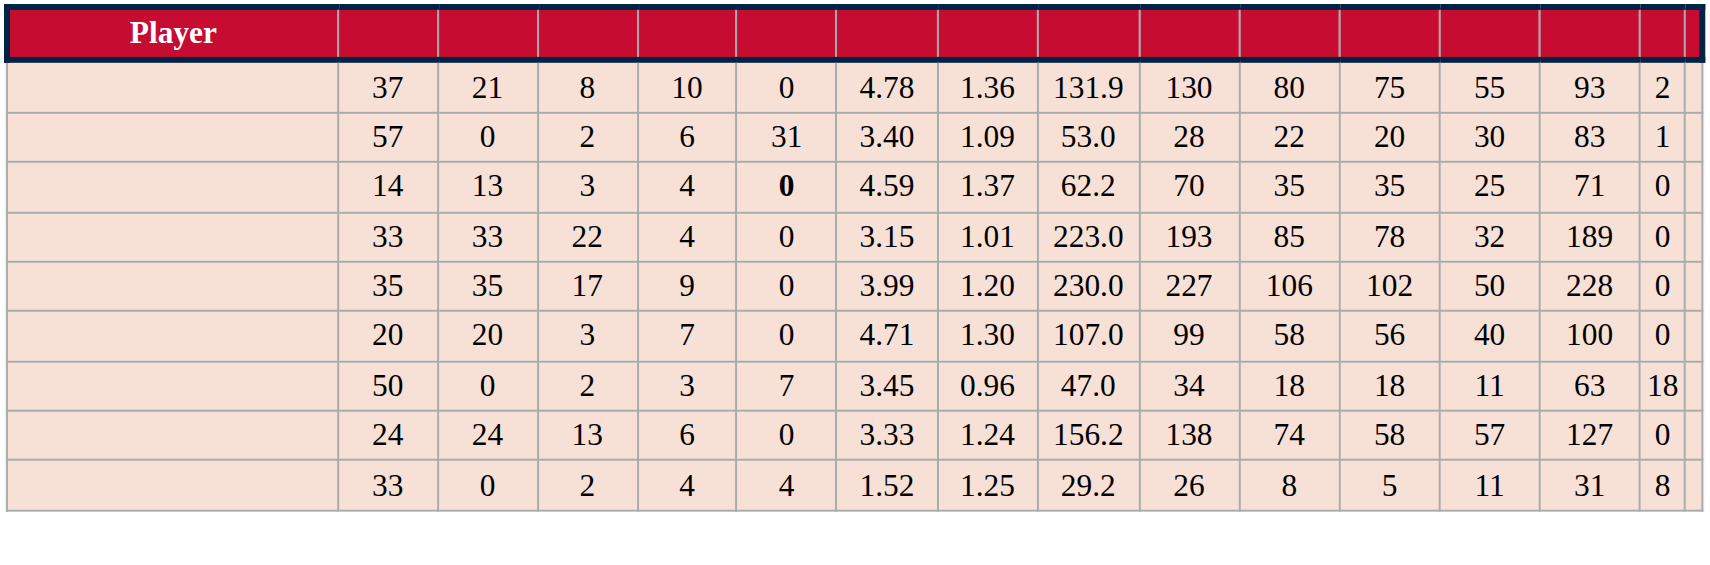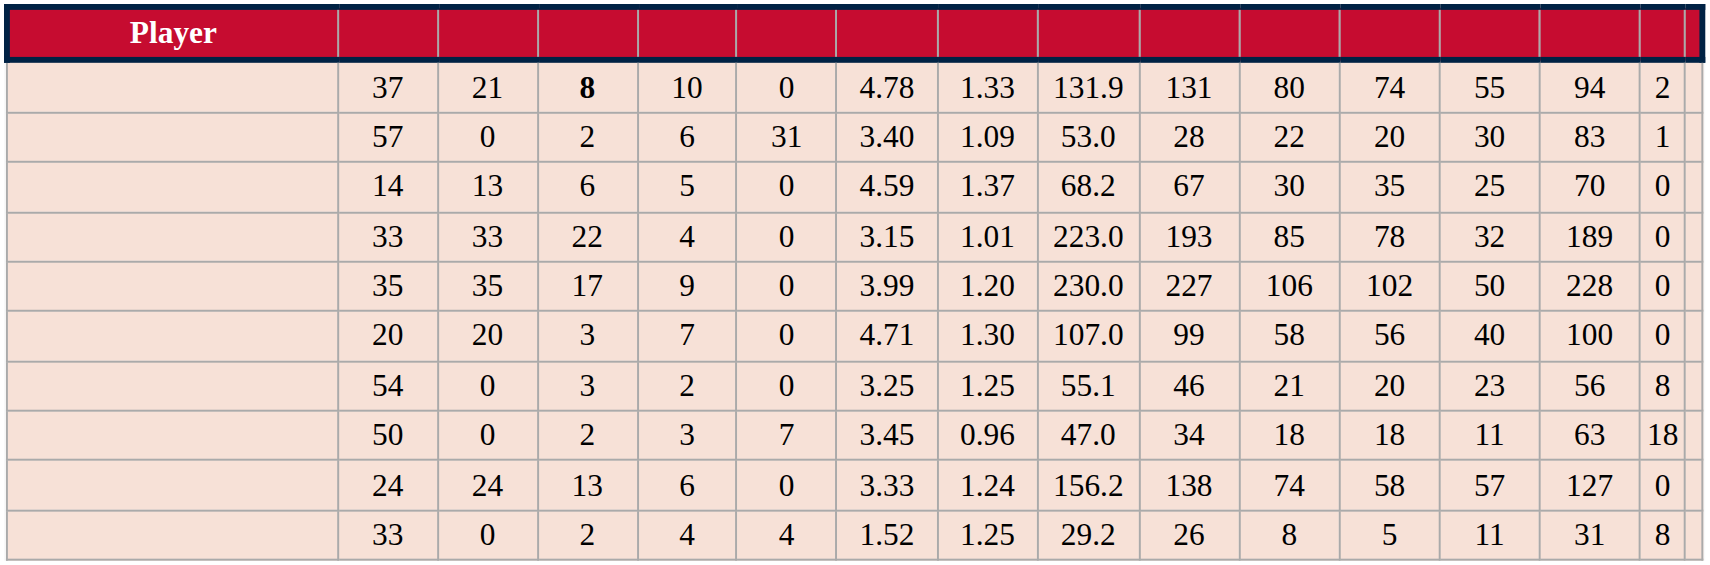(587, 86) normal -> (587, 86) bold
(987, 86) 1.36 -> (987, 86) 1.33
(1189, 86) 130 -> (1189, 86) 131
(1390, 86) 75 -> (1390, 86) 74
(1590, 86) 93 -> (1590, 86) 94
(587, 186) 3 -> (587, 186) 6
(687, 186) 4 -> (687, 186) 5
(787, 186) bold -> (787, 186) normal
(1088, 186) 62.2 -> (1088, 186) 68.2
(1189, 186) 70 -> (1189, 186) 67
(1289, 186) 35 -> (1289, 186) 30
(1590, 186) 71 -> (1590, 186) 70
+ row: (388, 385)
